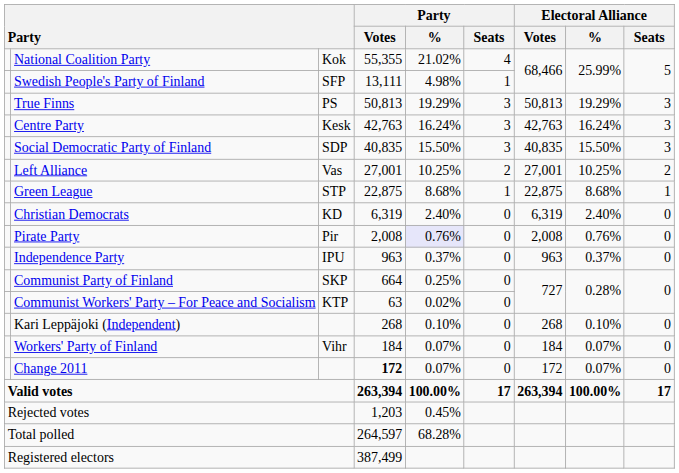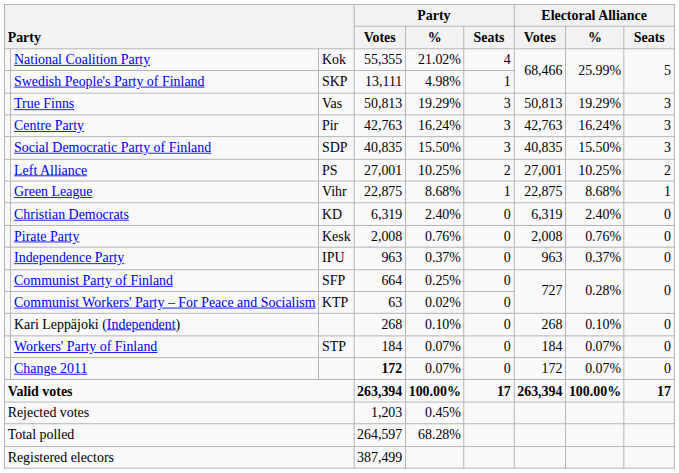(334, 81) SFP -> (335, 81) SKP
(330, 103) PS -> (332, 103) Vas
(336, 125) Kesk -> (330, 125) Pir
(332, 170) Vas -> (330, 170) PS
(334, 192) STP -> (334, 192) Vihr
(330, 236) Pir -> (336, 236) Kesk
(443, 236) lavender background -> (443, 236) no background
(335, 280) SKP -> (334, 280) SFP
(334, 346) Vihr -> (334, 346) STP
